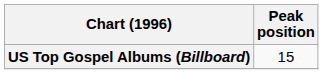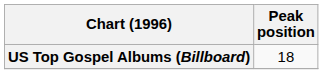(286, 56) 15 -> (286, 56) 18
